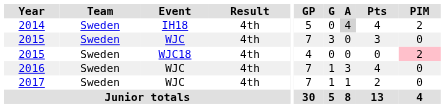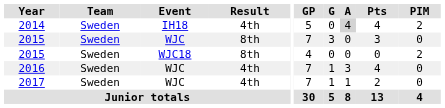(250, 40) 4th -> (250, 40) 8th
(250, 54) 4th -> (250, 54) 8th
(420, 54) pink background -> (420, 54) no background
